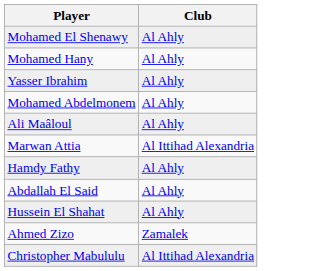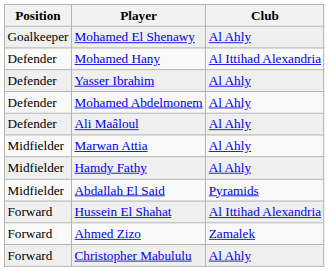+ column: (38, 15)
(163, 59) Al Ahly -> (265, 59) Al Ittihad Alexandria
(198, 146) Al Ittihad Alexandria -> (230, 146) Al Ahly
(163, 190) Al Ahly -> (234, 190) Pyramids
(163, 211) Al Ahly -> (265, 211) Al Ittihad Alexandria
(198, 255) Al Ittihad Alexandria -> (230, 255) Al Ahly
